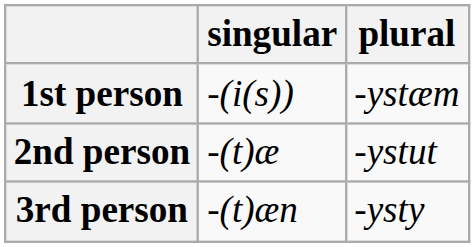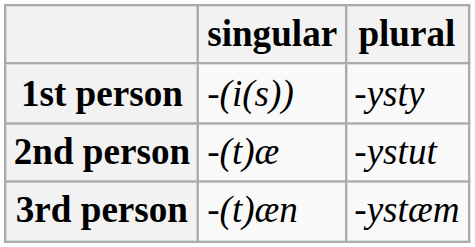(407, 92) -ystӕm -> (389, 92) -ysty
(389, 210) -ysty -> (407, 210) -ystӕm
